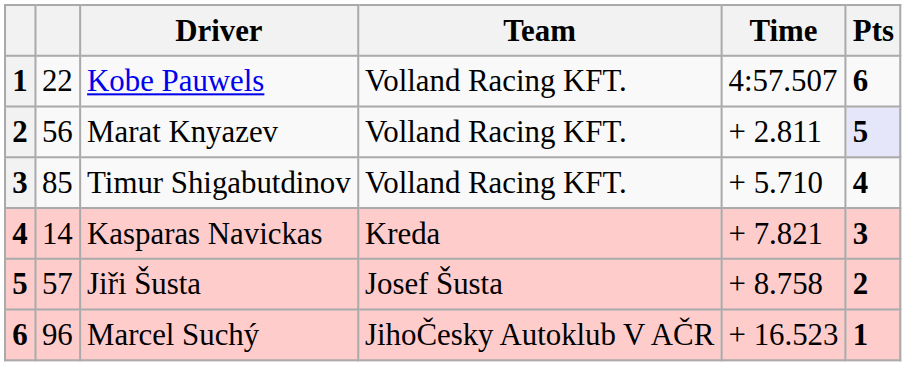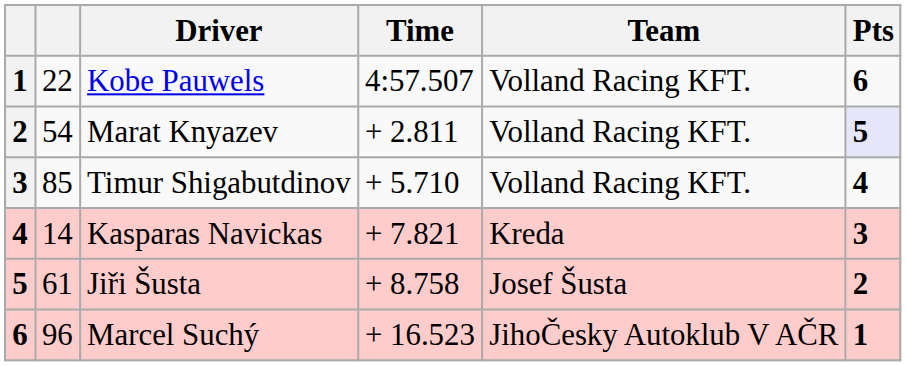columns swapped: (540, 30) <-> (783, 30)
(57, 131) 56 -> (57, 131) 54
(57, 284) 57 -> (57, 284) 61
